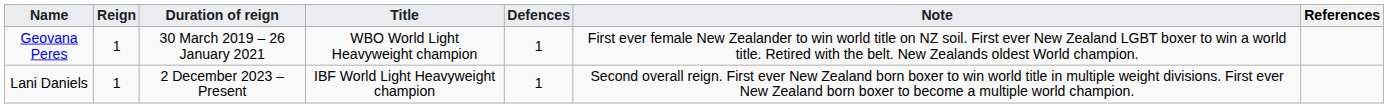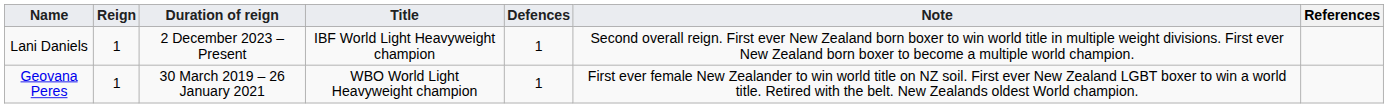rows swapped: (49, 45) <-> (49, 84)
